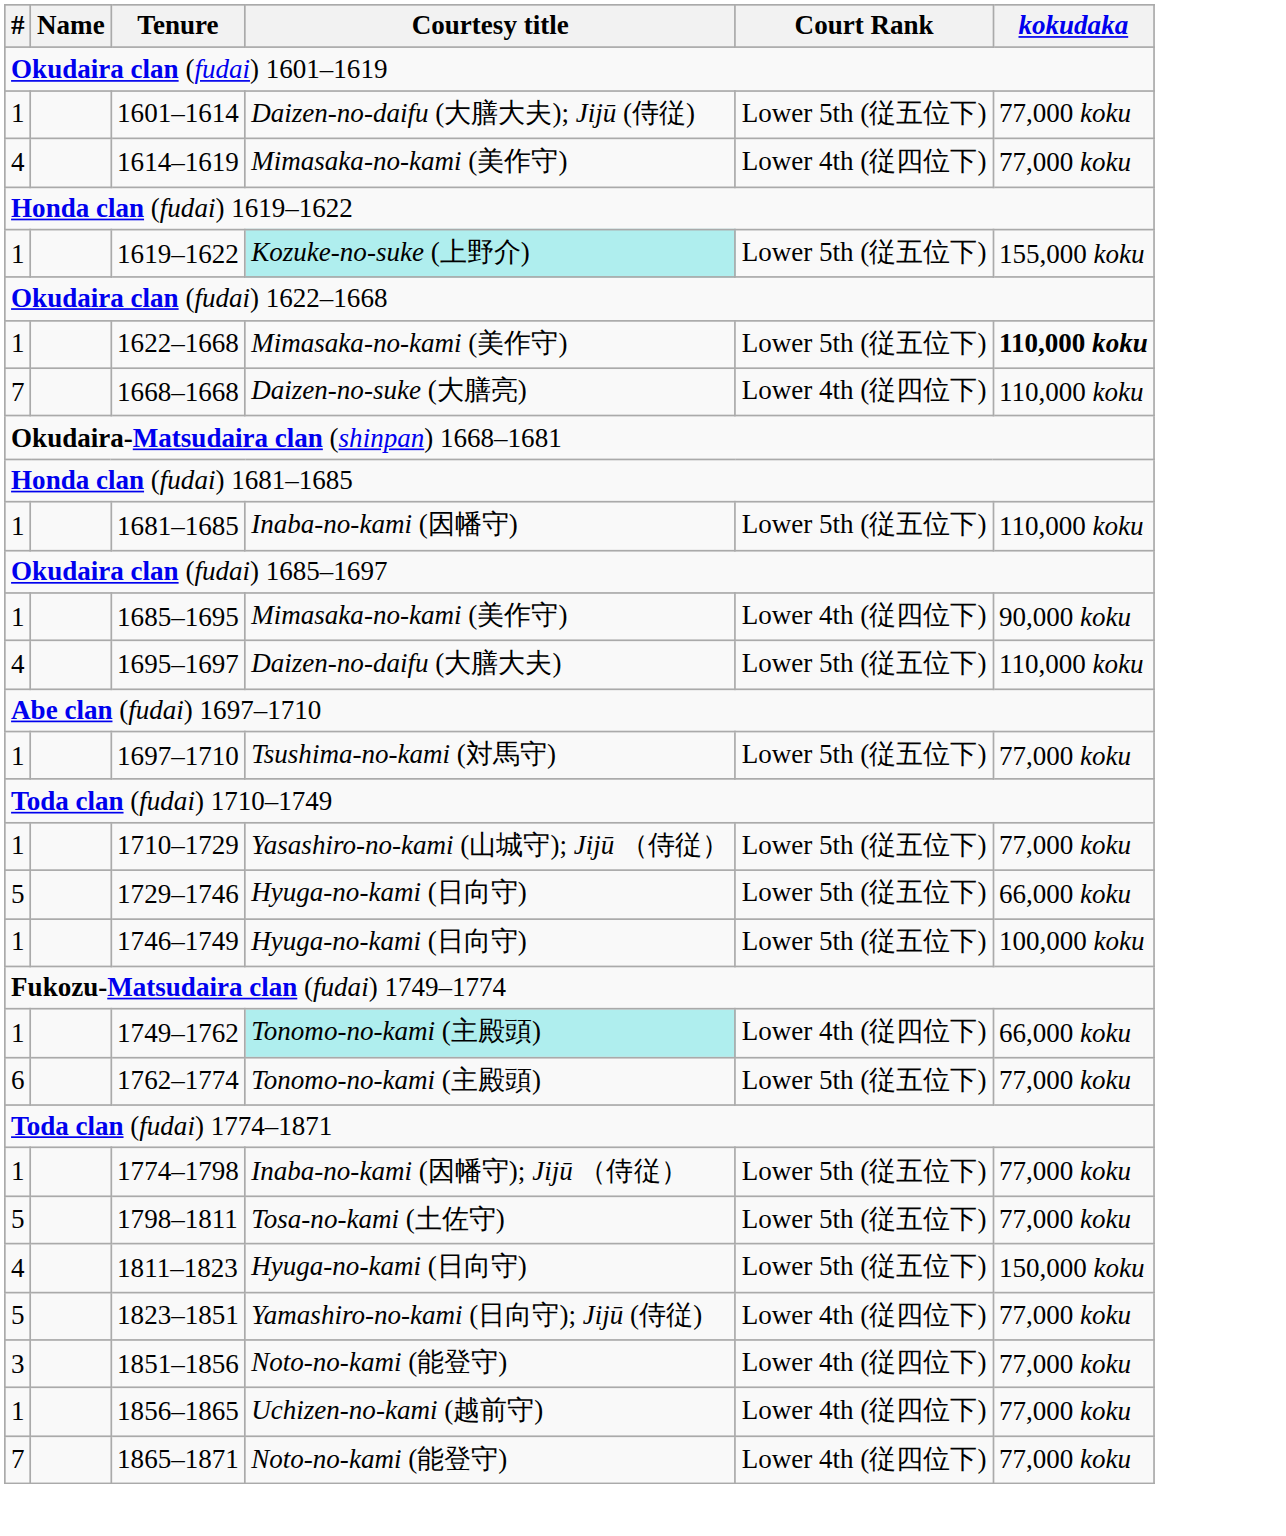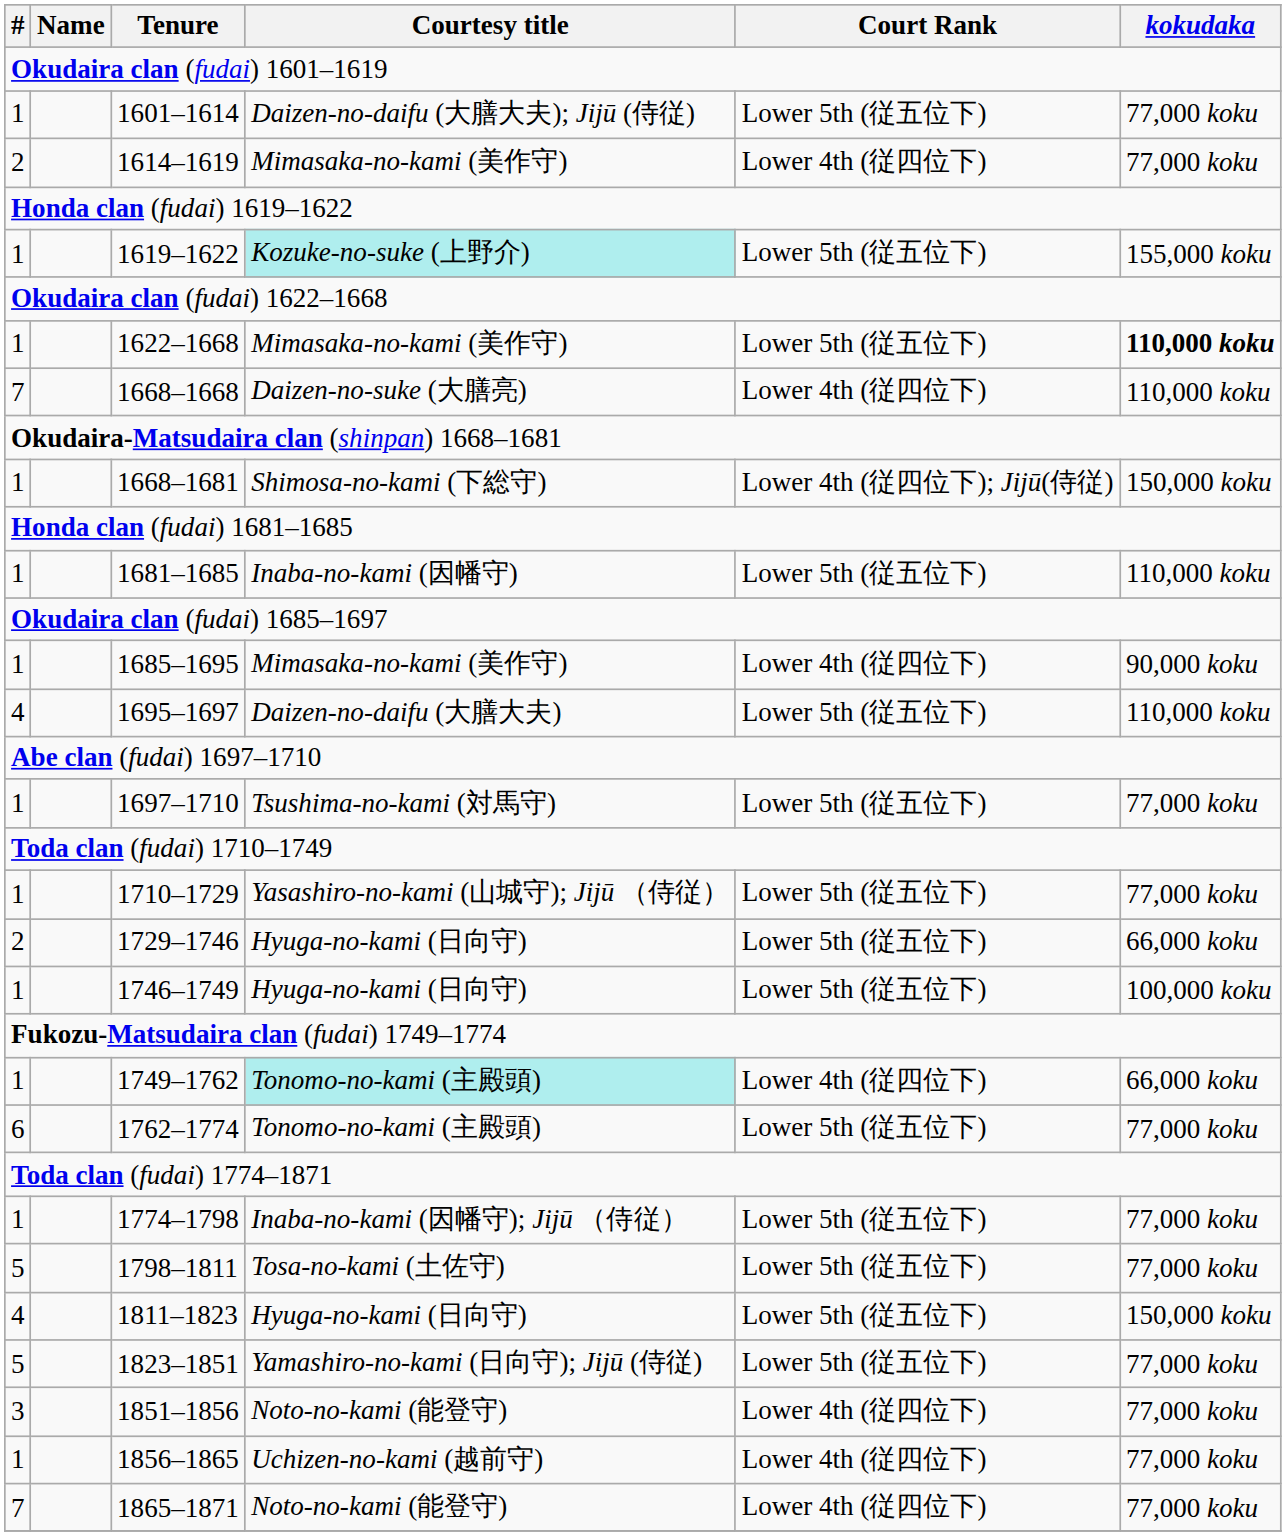(18, 162) 4 -> (18, 162) 2
+ row: (178, 482)
(18, 893) 5 -> (18, 941) 2
(864, 1314) Lower 4th (従四位下) -> (864, 1362) Lower 5th (従五位下)
